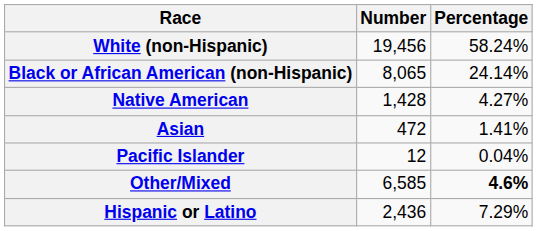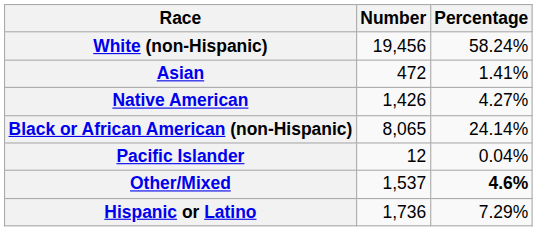rows swapped: (180, 73) <-> (180, 128)
(404, 101) 1,428 -> (404, 101) 1,426
(404, 184) 6,585 -> (404, 184) 1,537
(404, 211) 2,436 -> (404, 211) 1,736
